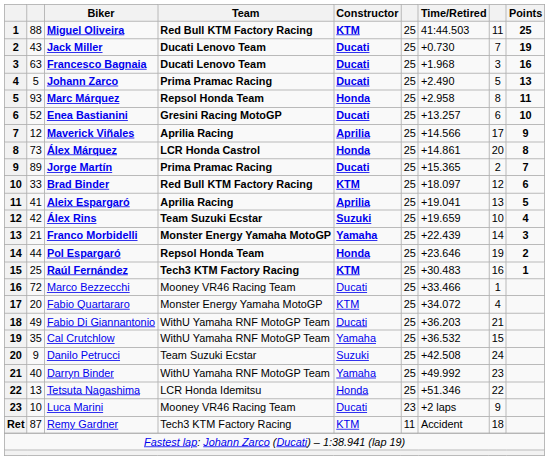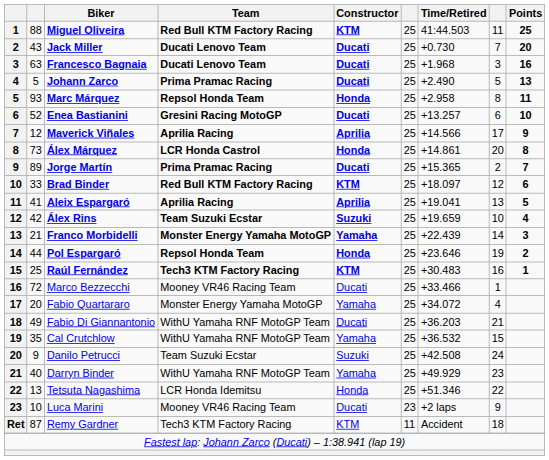(526, 47) 19 -> (526, 47) 20
(348, 304) KTM -> (356, 304) Yamaha
(441, 373) +49.992 -> (441, 373) +49.929
